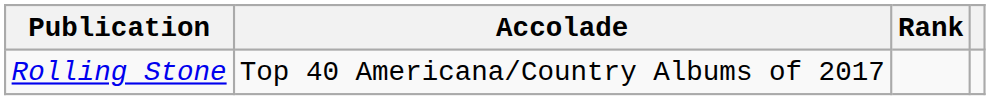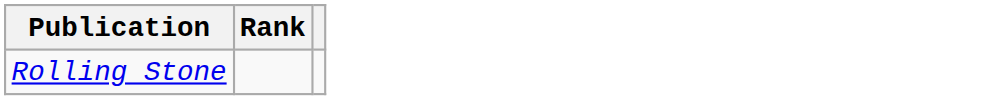- column: (562, 28)
